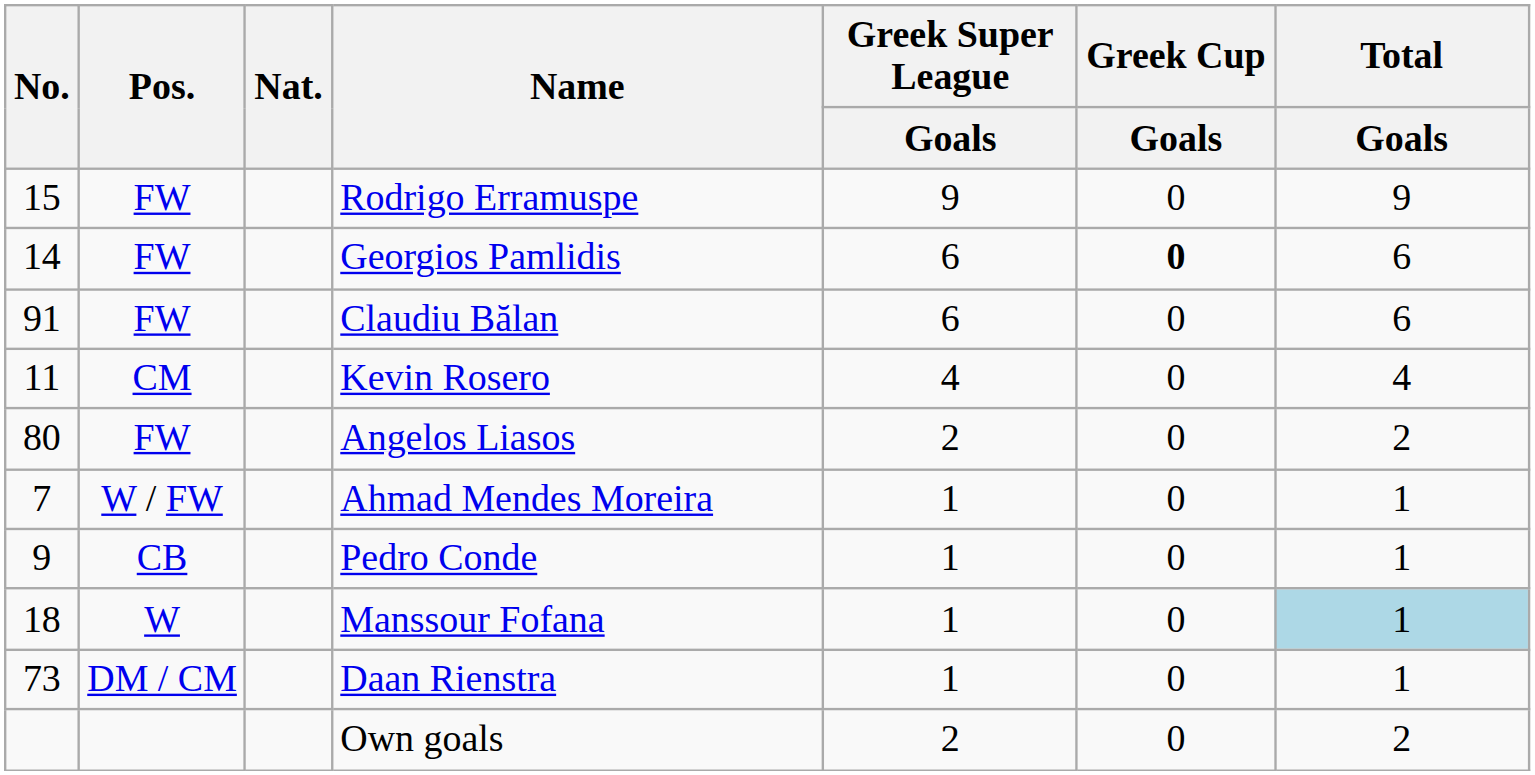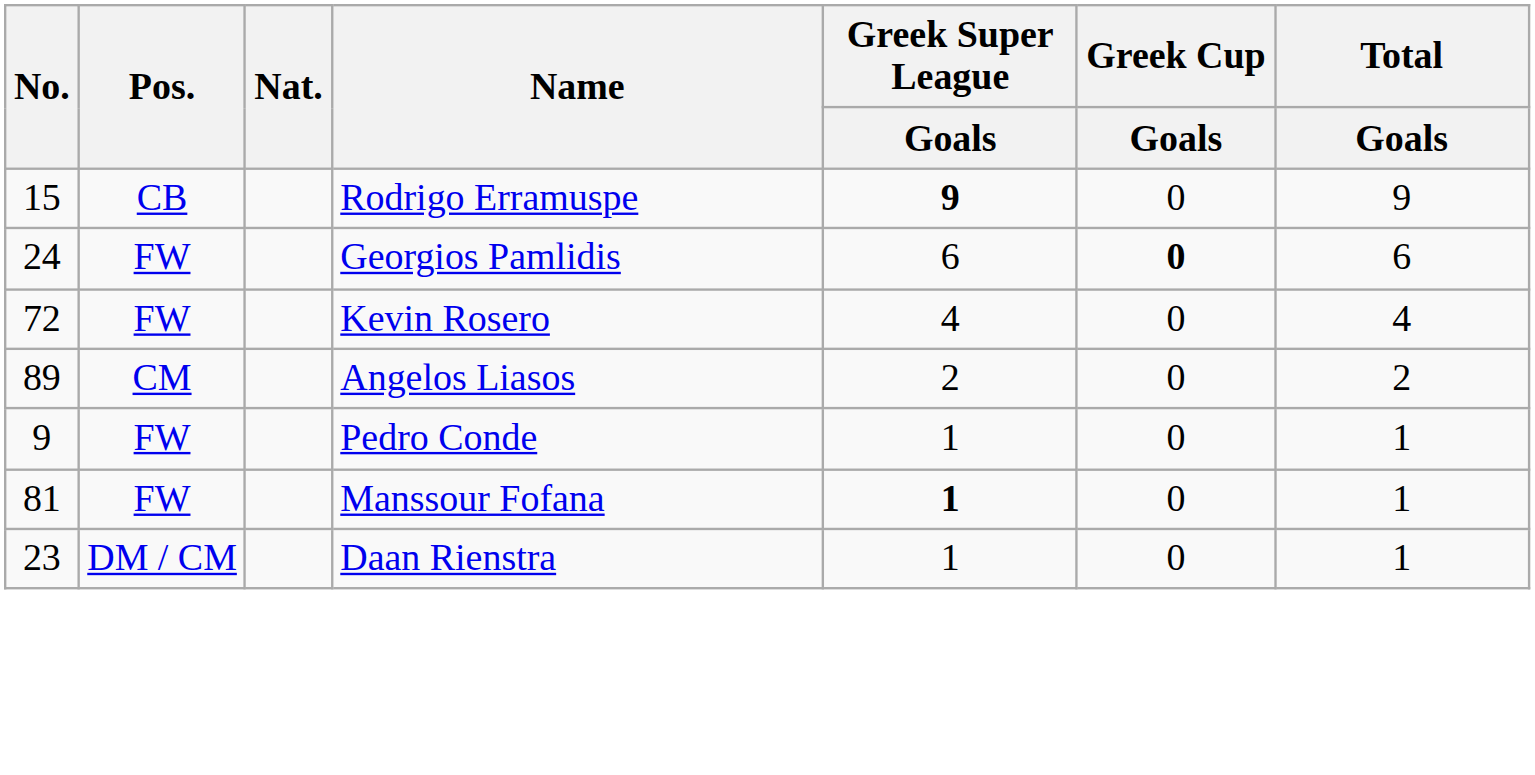(162, 197) FW -> (162, 197) CB
(950, 197) normal -> (950, 197) bold
(42, 257) 14 -> (42, 257) 24
- row: (449, 317)
(42, 377) 11 -> (42, 317) 72
(162, 377) CM -> (162, 317) FW
(42, 438) 80 -> (42, 377) 89
(162, 438) FW -> (162, 377) CM
- row: (527, 498)
(162, 558) CB -> (162, 438) FW
(42, 618) 18 -> (42, 498) 81
(162, 618) W -> (162, 498) FW
(950, 618) normal -> (950, 498) bold
(1402, 618) lightblue background -> (1402, 498) no background
(42, 678) 73 -> (42, 558) 23
- row: (422, 738)
